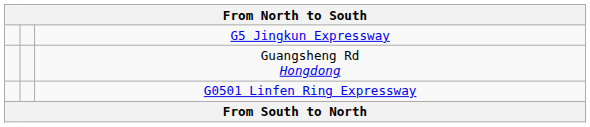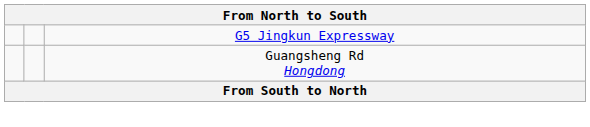- row: (310, 91)
